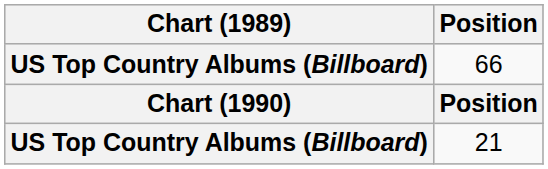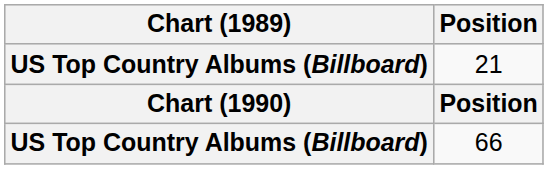rows swapped: (489, 63) <-> (489, 143)
